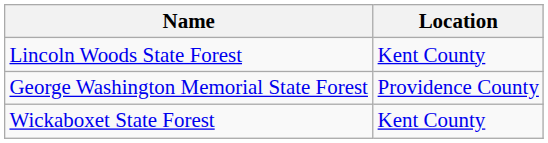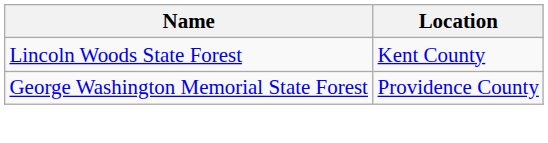- row: (112, 120)
